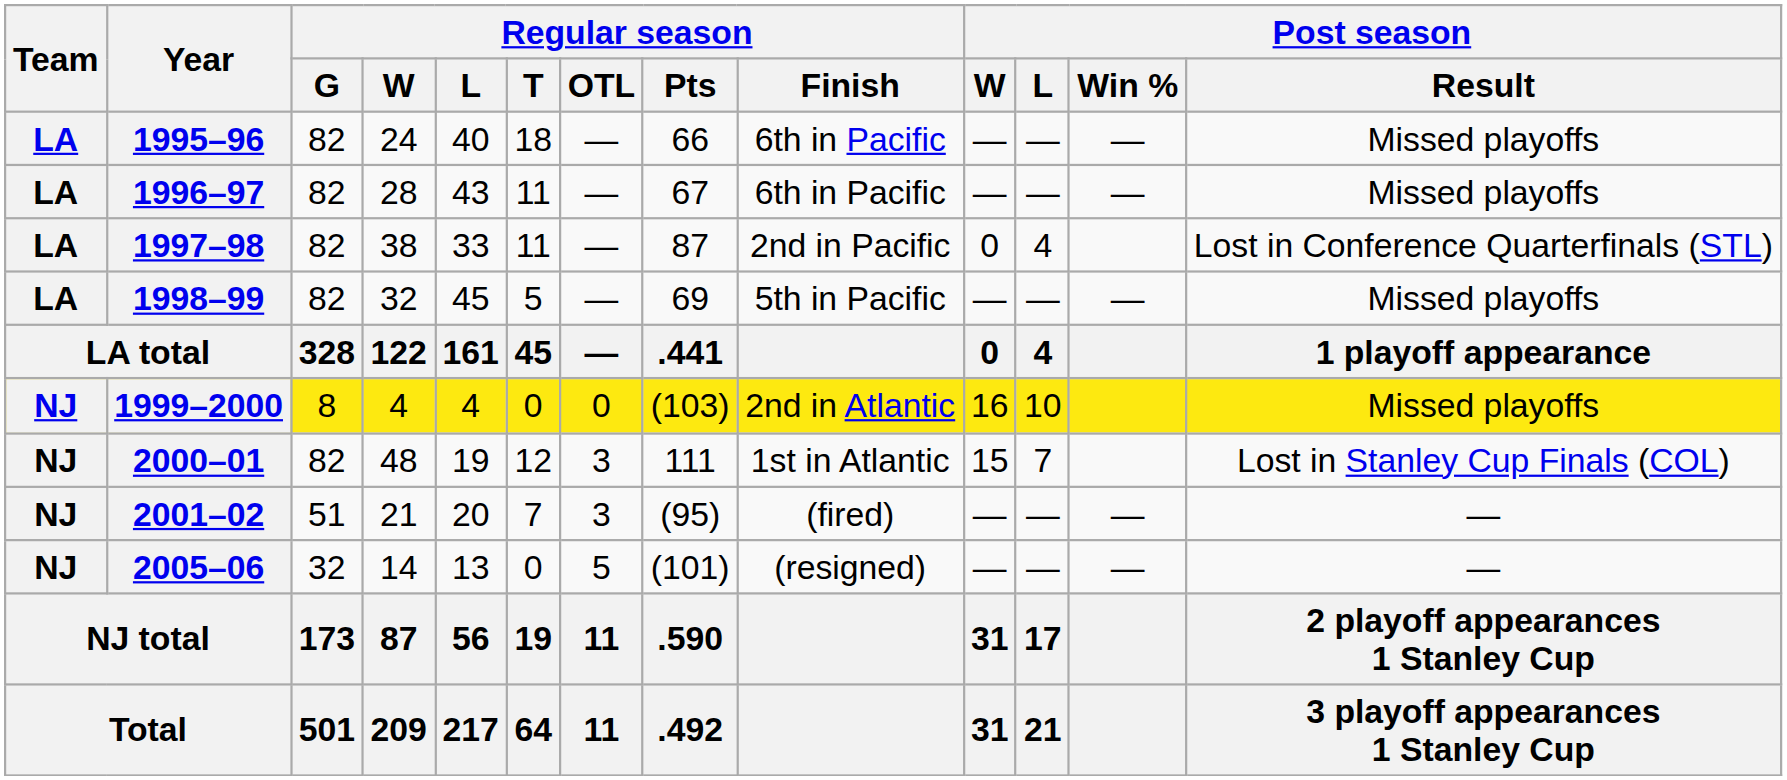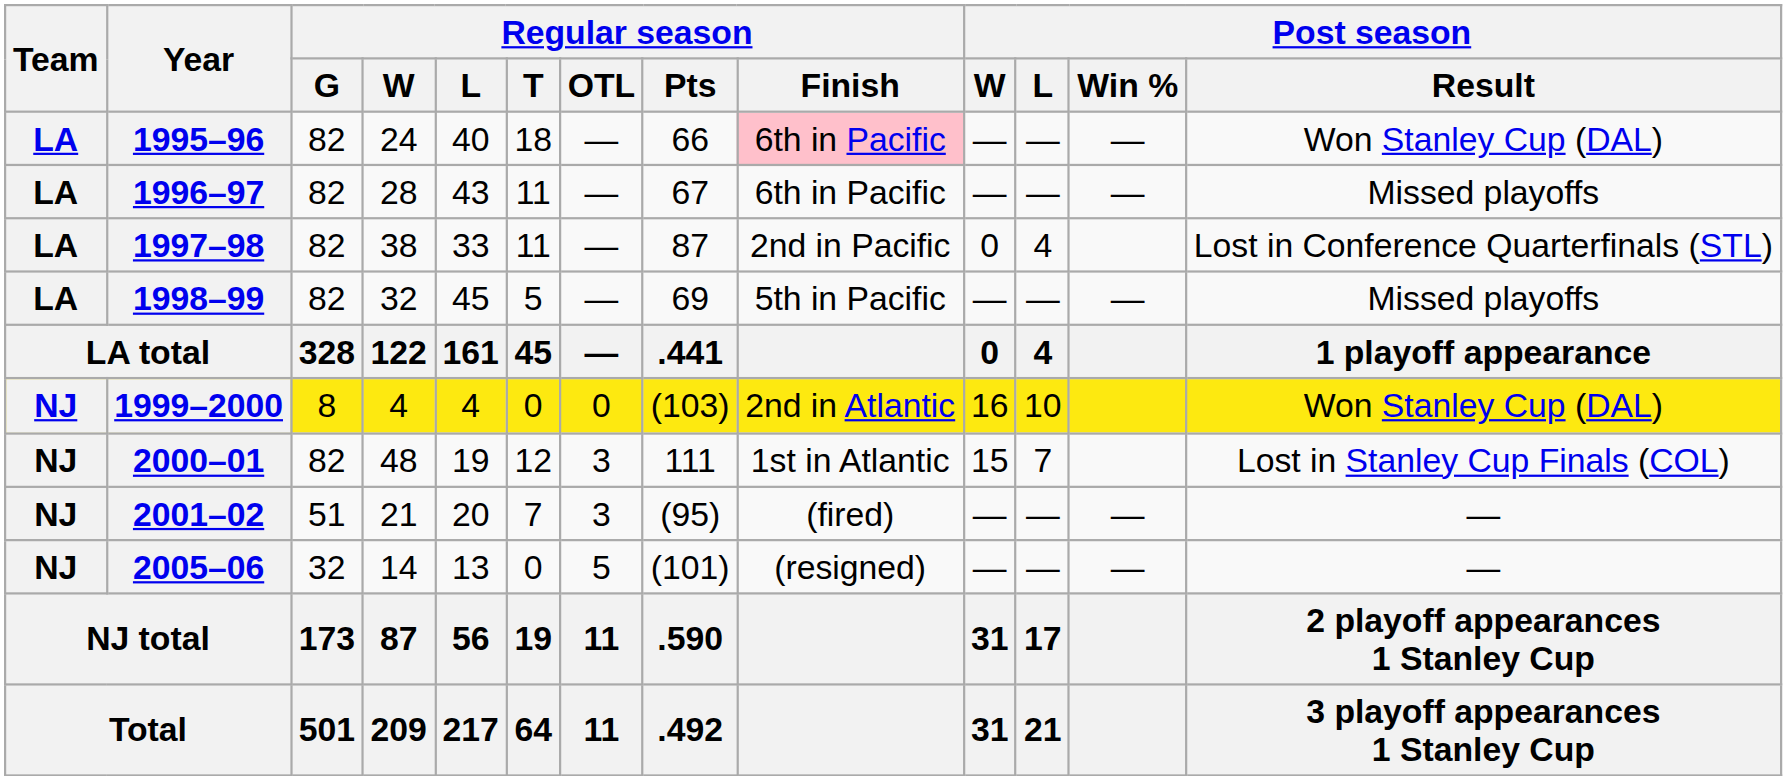(850, 139) no background -> (850, 139) pink background
(1483, 139) Missed playoffs -> (1483, 139) Won Stanley Cup (DAL)
(1483, 406) Missed playoffs -> (1483, 406) Won Stanley Cup (DAL)
